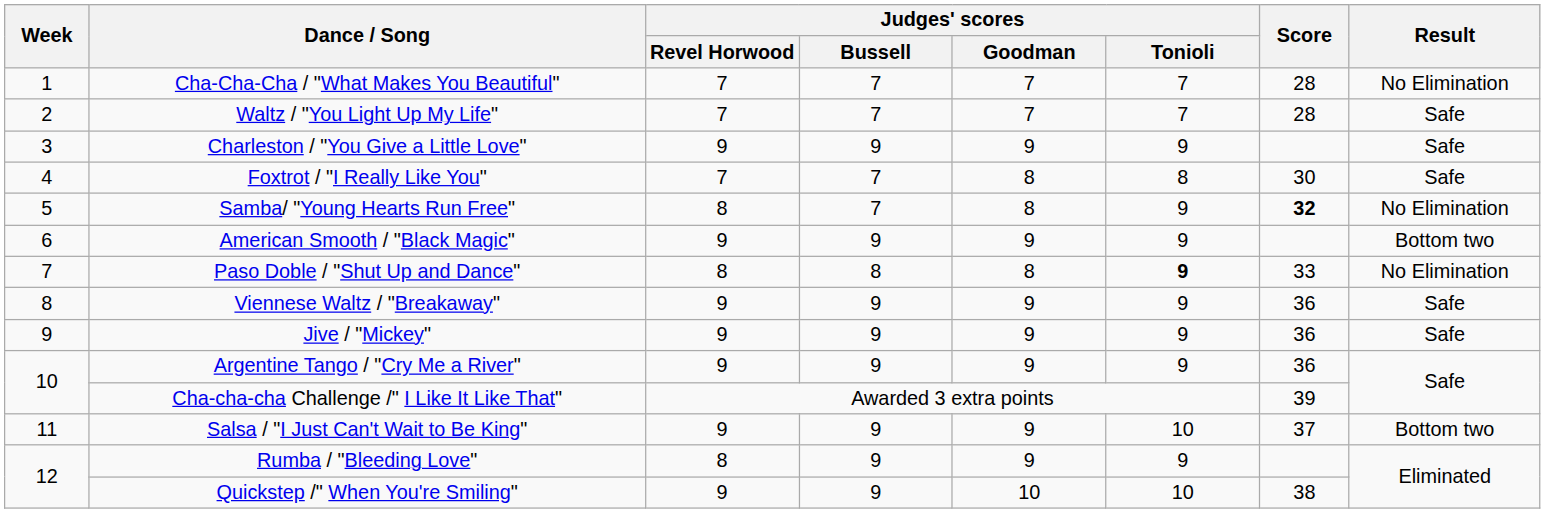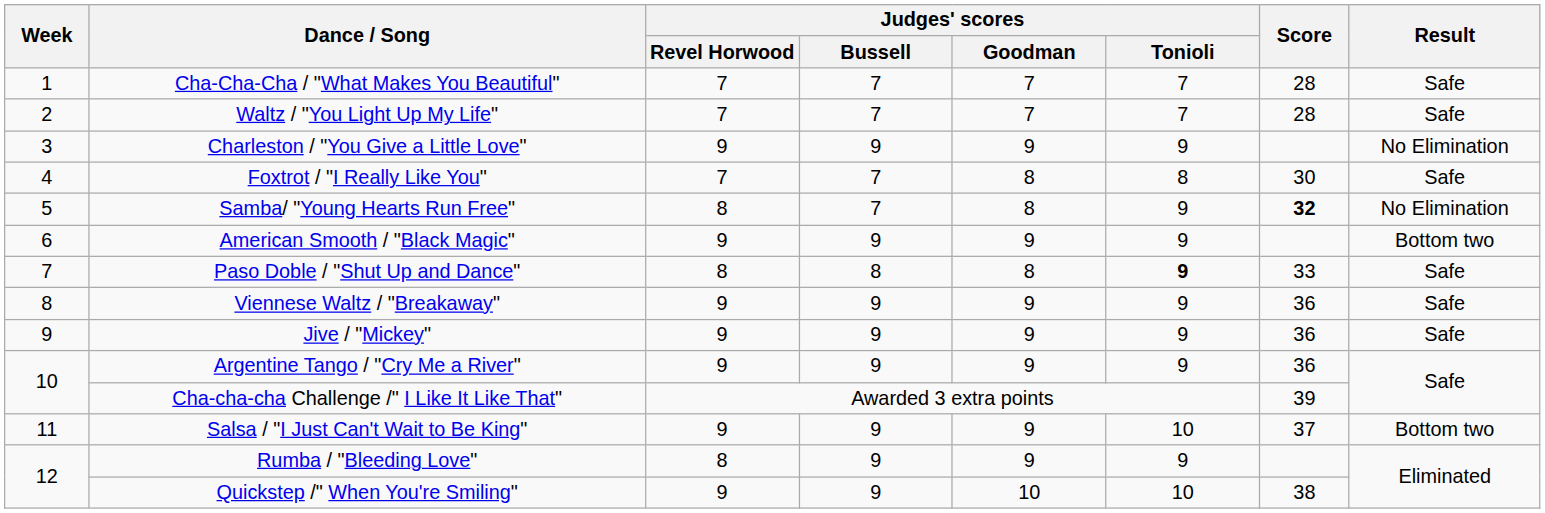(1445, 83) No Elimination -> (1445, 83) Safe
(1445, 146) Safe -> (1445, 146) No Elimination
(1445, 271) No Elimination -> (1445, 271) Safe
